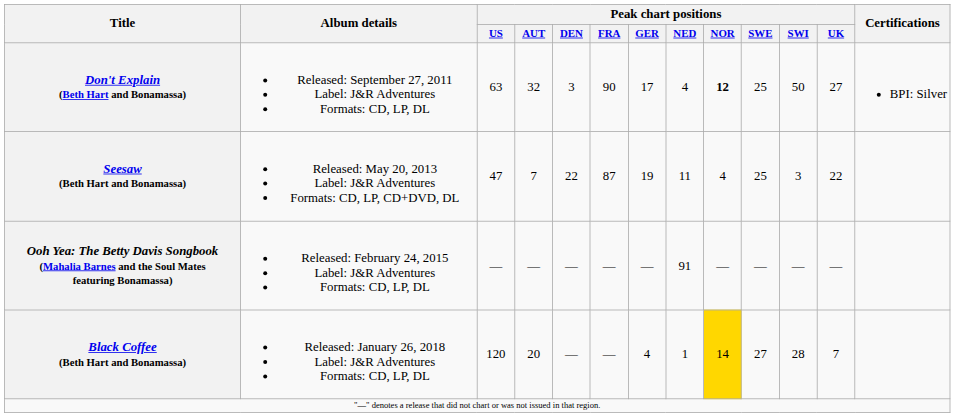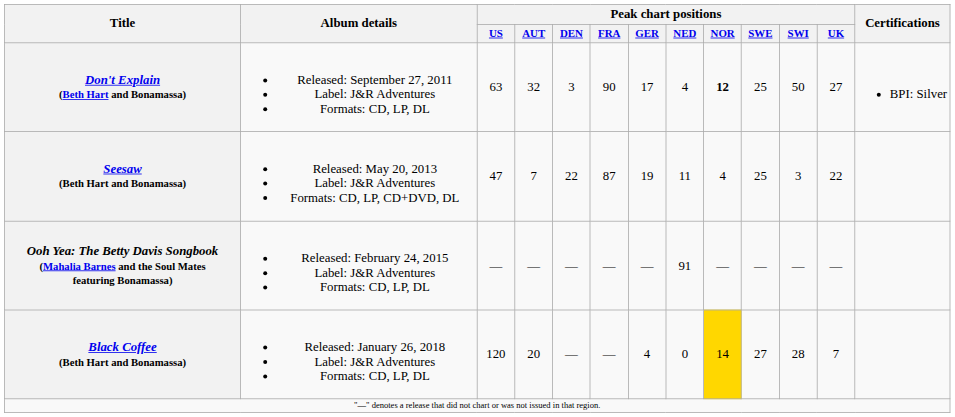(685, 354) 1 -> (685, 354) 0
